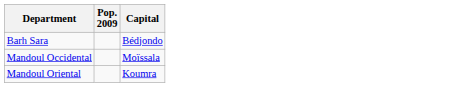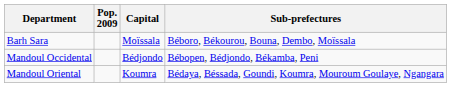+ column: (306, 18)
(143, 40) Bédjondo -> (141, 40) Moïssala
(141, 57) Moïssala -> (143, 57) Bédjondo
